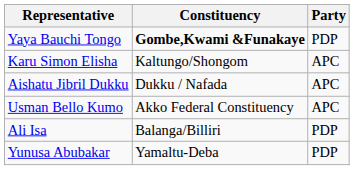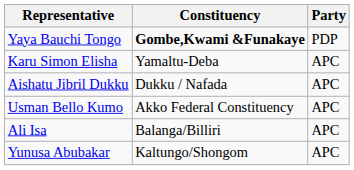(192, 61) Kaltungo/Shongom -> (177, 61) Yamaltu-Deba
(325, 130) PDP -> (325, 130) APC
(177, 152) Yamaltu-Deba -> (192, 152) Kaltungo/Shongom
(325, 152) PDP -> (325, 152) APC
